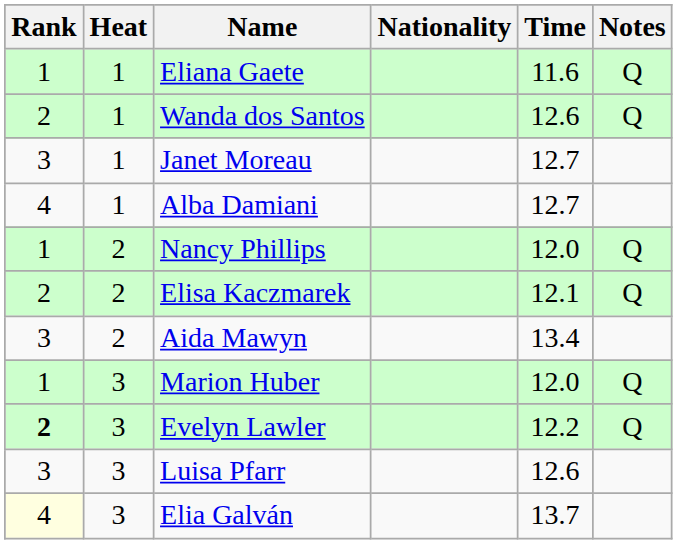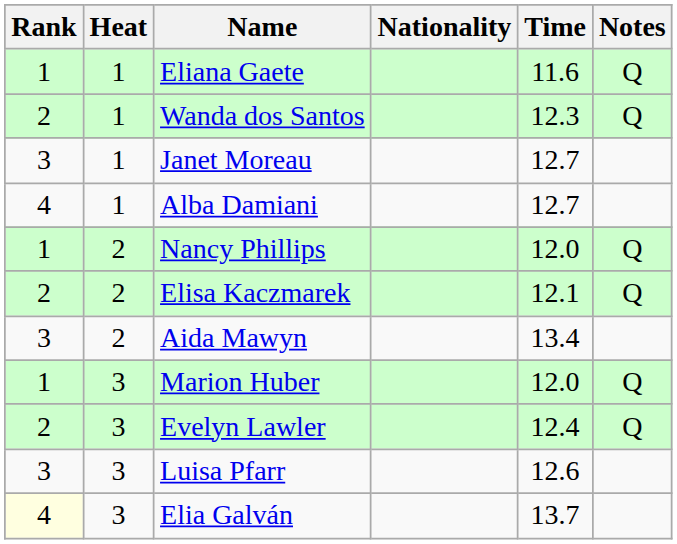(555, 115) 12.6 -> (555, 115) 12.3
(44, 426) bold -> (44, 426) normal
(555, 426) 12.2 -> (555, 426) 12.4
